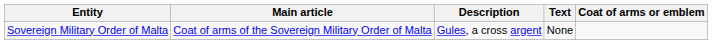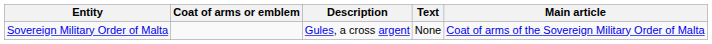columns swapped: (641, 13) <-> (303, 13)
